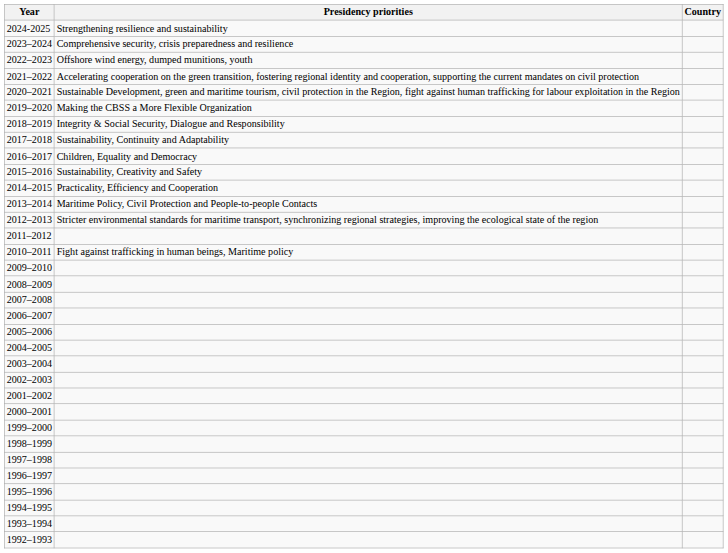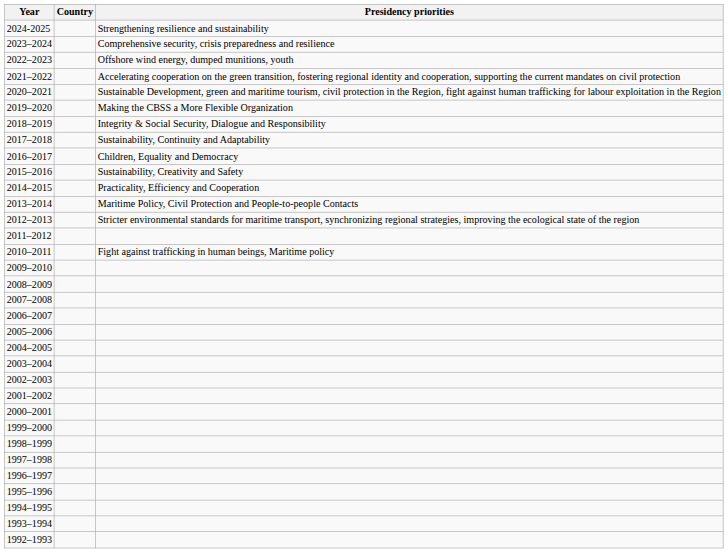columns swapped: (703, 12) <-> (368, 12)
